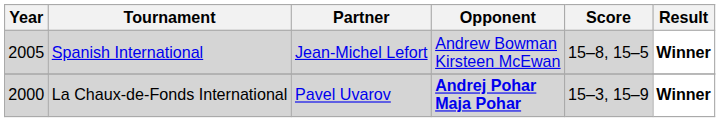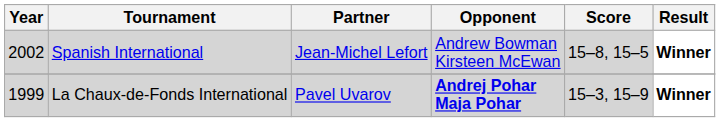(26, 52) 2005 -> (26, 52) 2002
(26, 96) 2000 -> (26, 96) 1999
